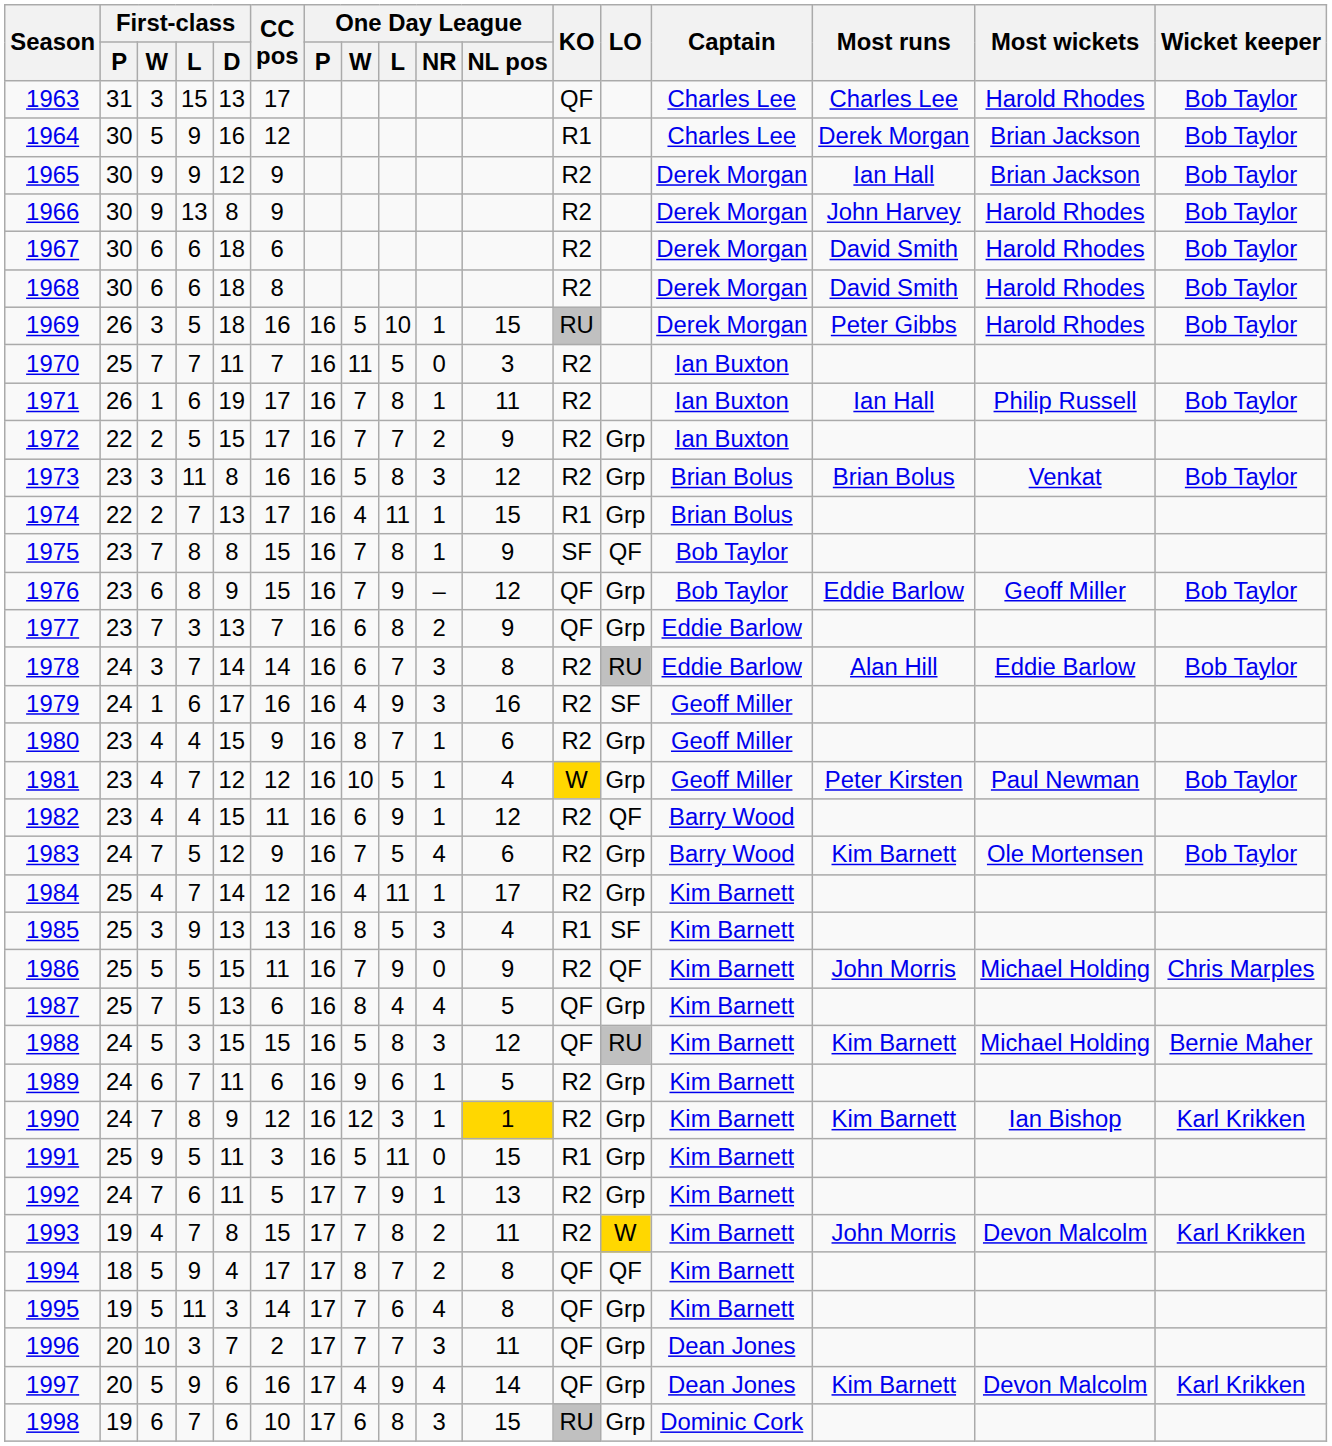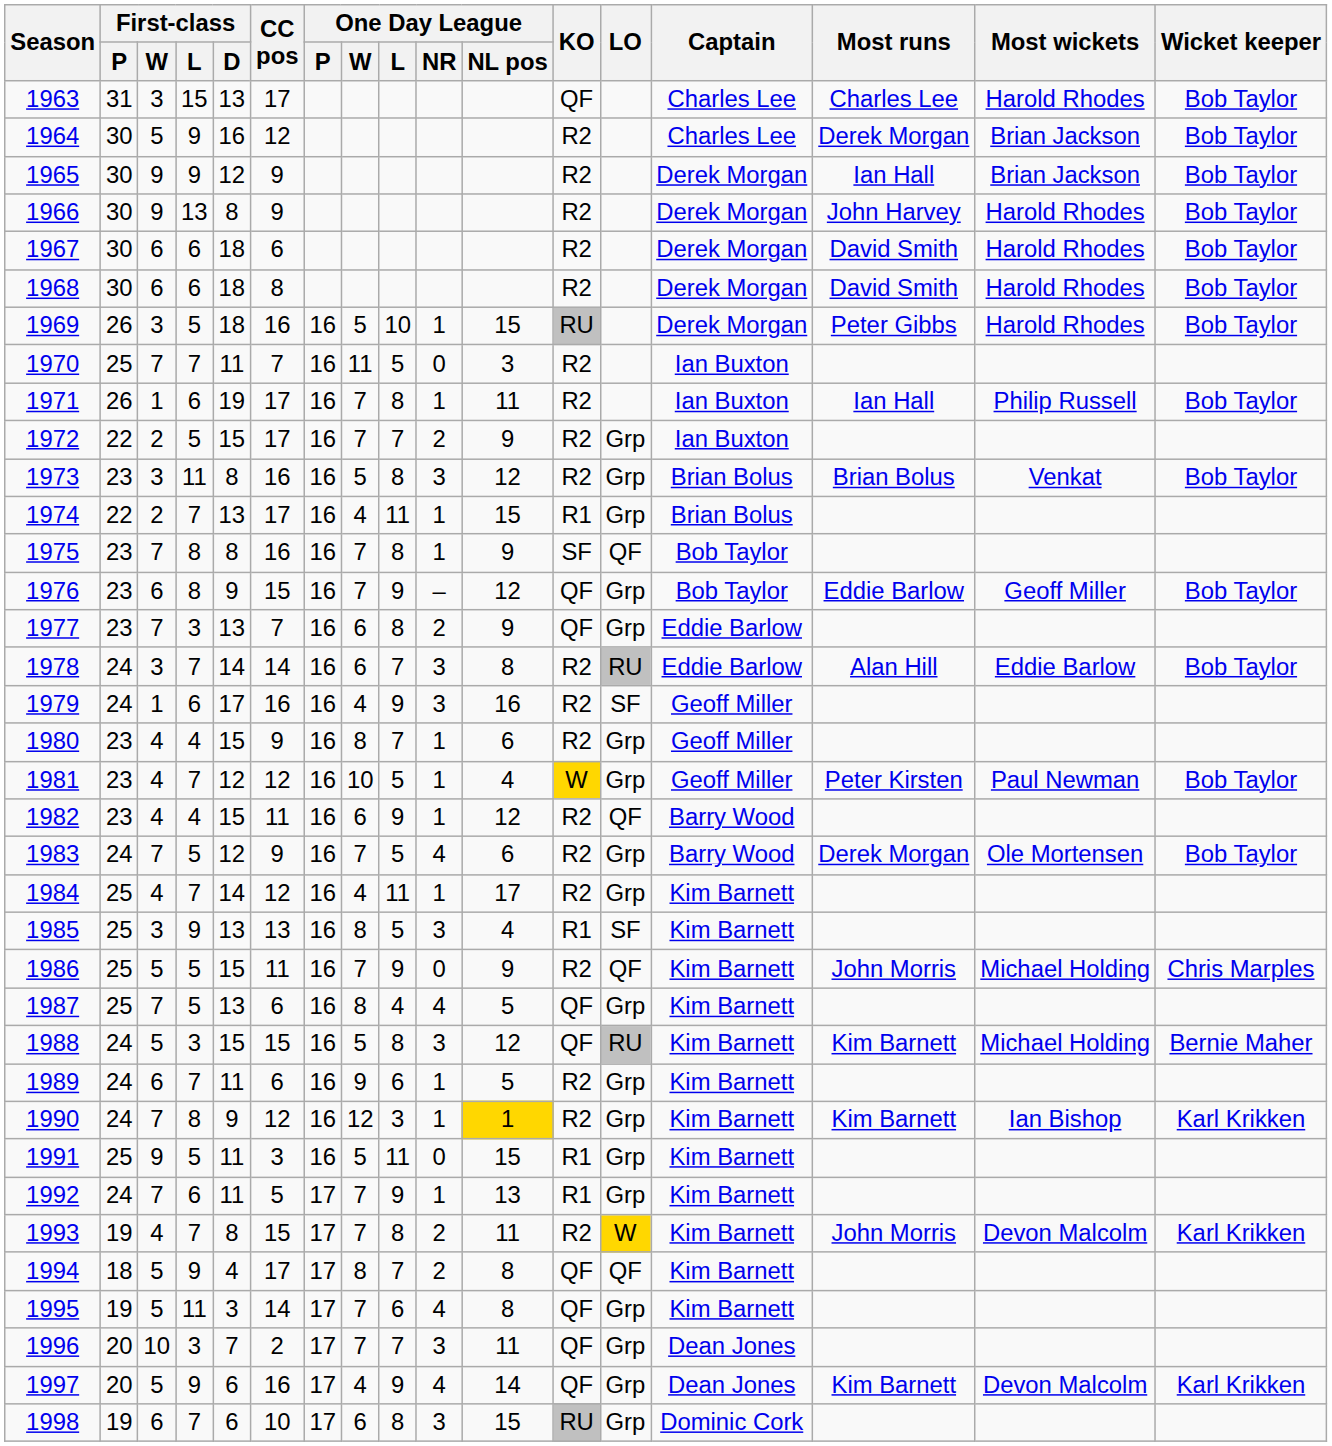(577, 136) R1 -> (577, 136) R2
(277, 552) 15 -> (277, 552) 16
(894, 855) Kim Barnett -> (894, 855) Derek Morgan
(577, 1195) R2 -> (577, 1195) R1
